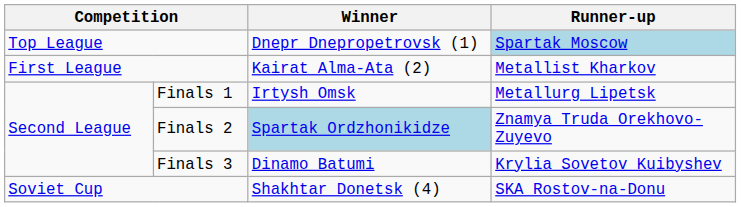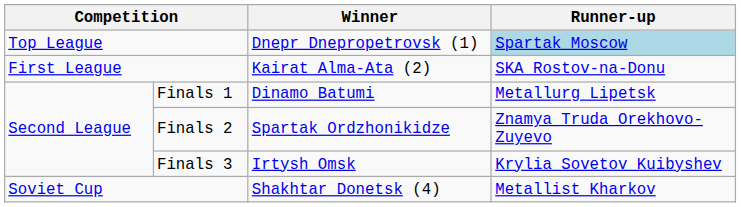(575, 69) Metallist Kharkov -> (580, 69) SKA Rostov-na-Donu
(304, 94) Irtysh Omsk -> (313, 94) Dinamo Batumi
(351, 129) lightblue background -> (351, 129) no background
(313, 164) Dinamo Batumi -> (304, 164) Irtysh Omsk
(580, 189) SKA Rostov-na-Donu -> (575, 189) Metallist Kharkov
